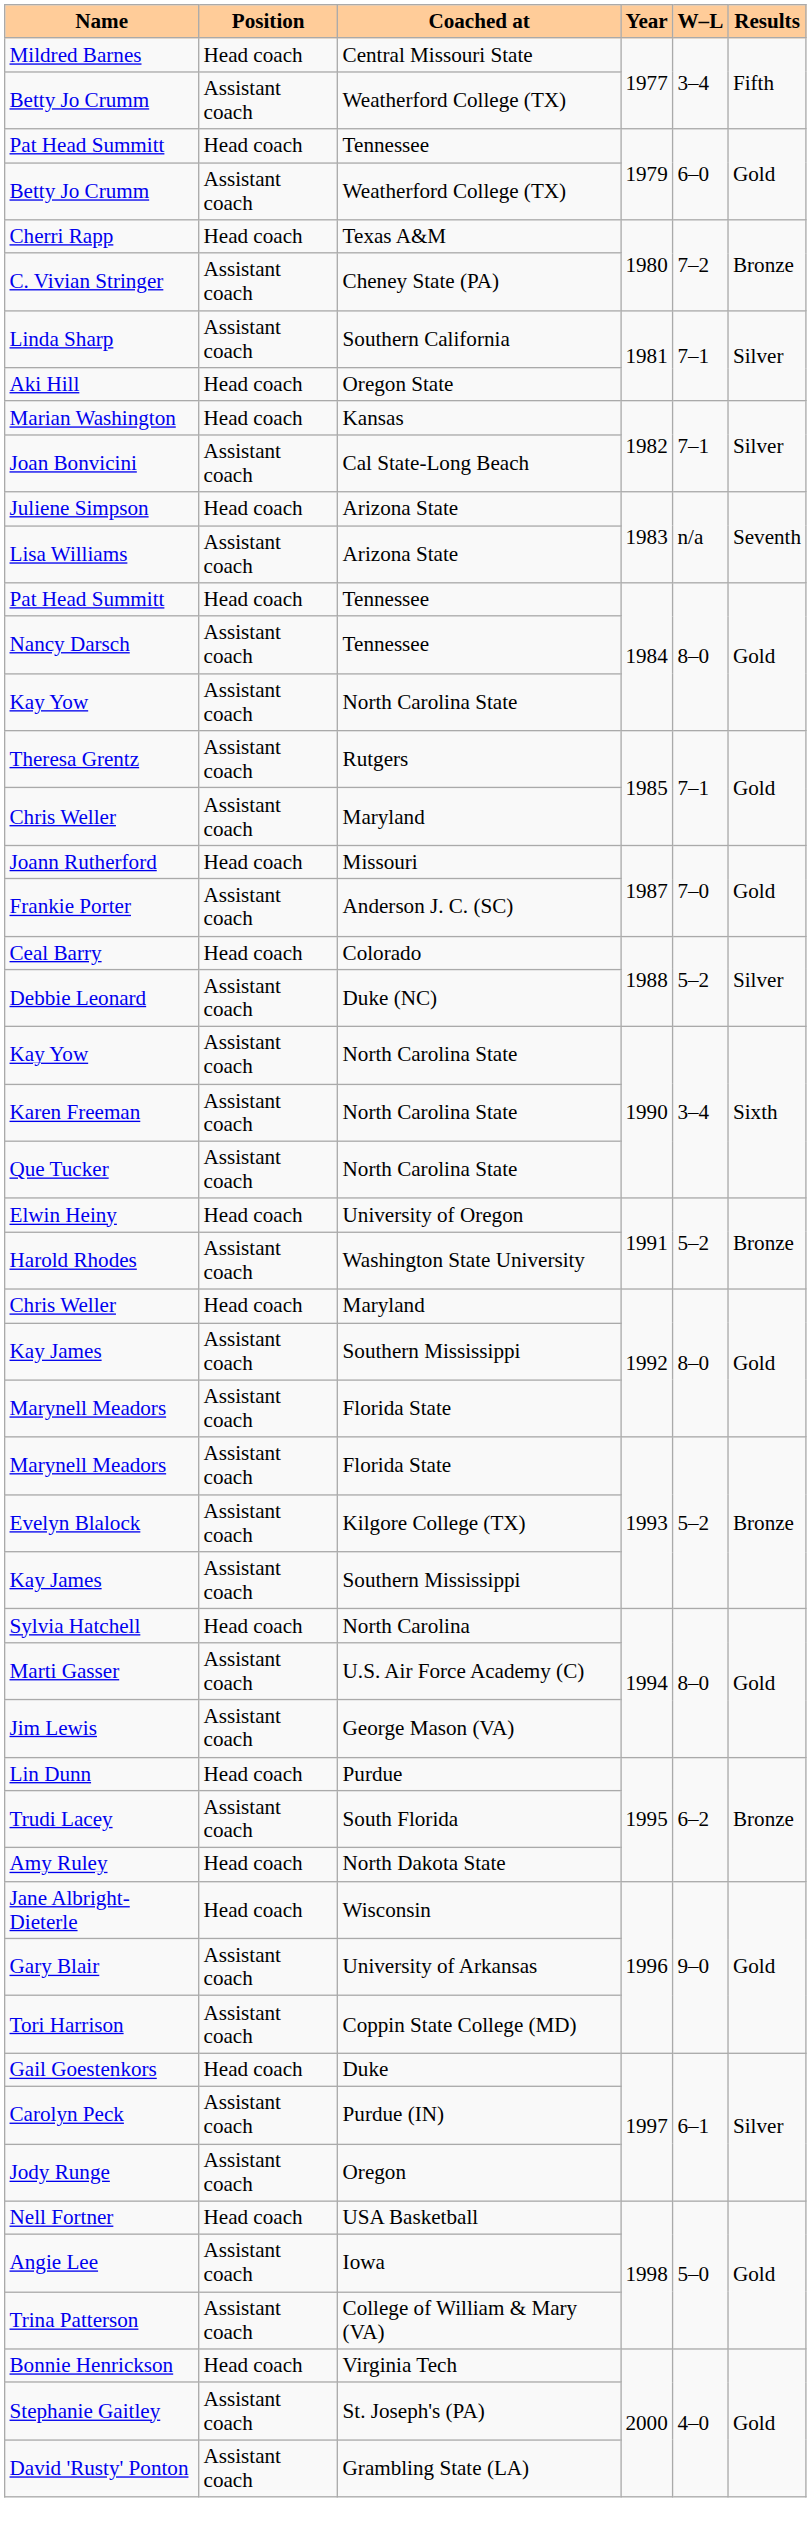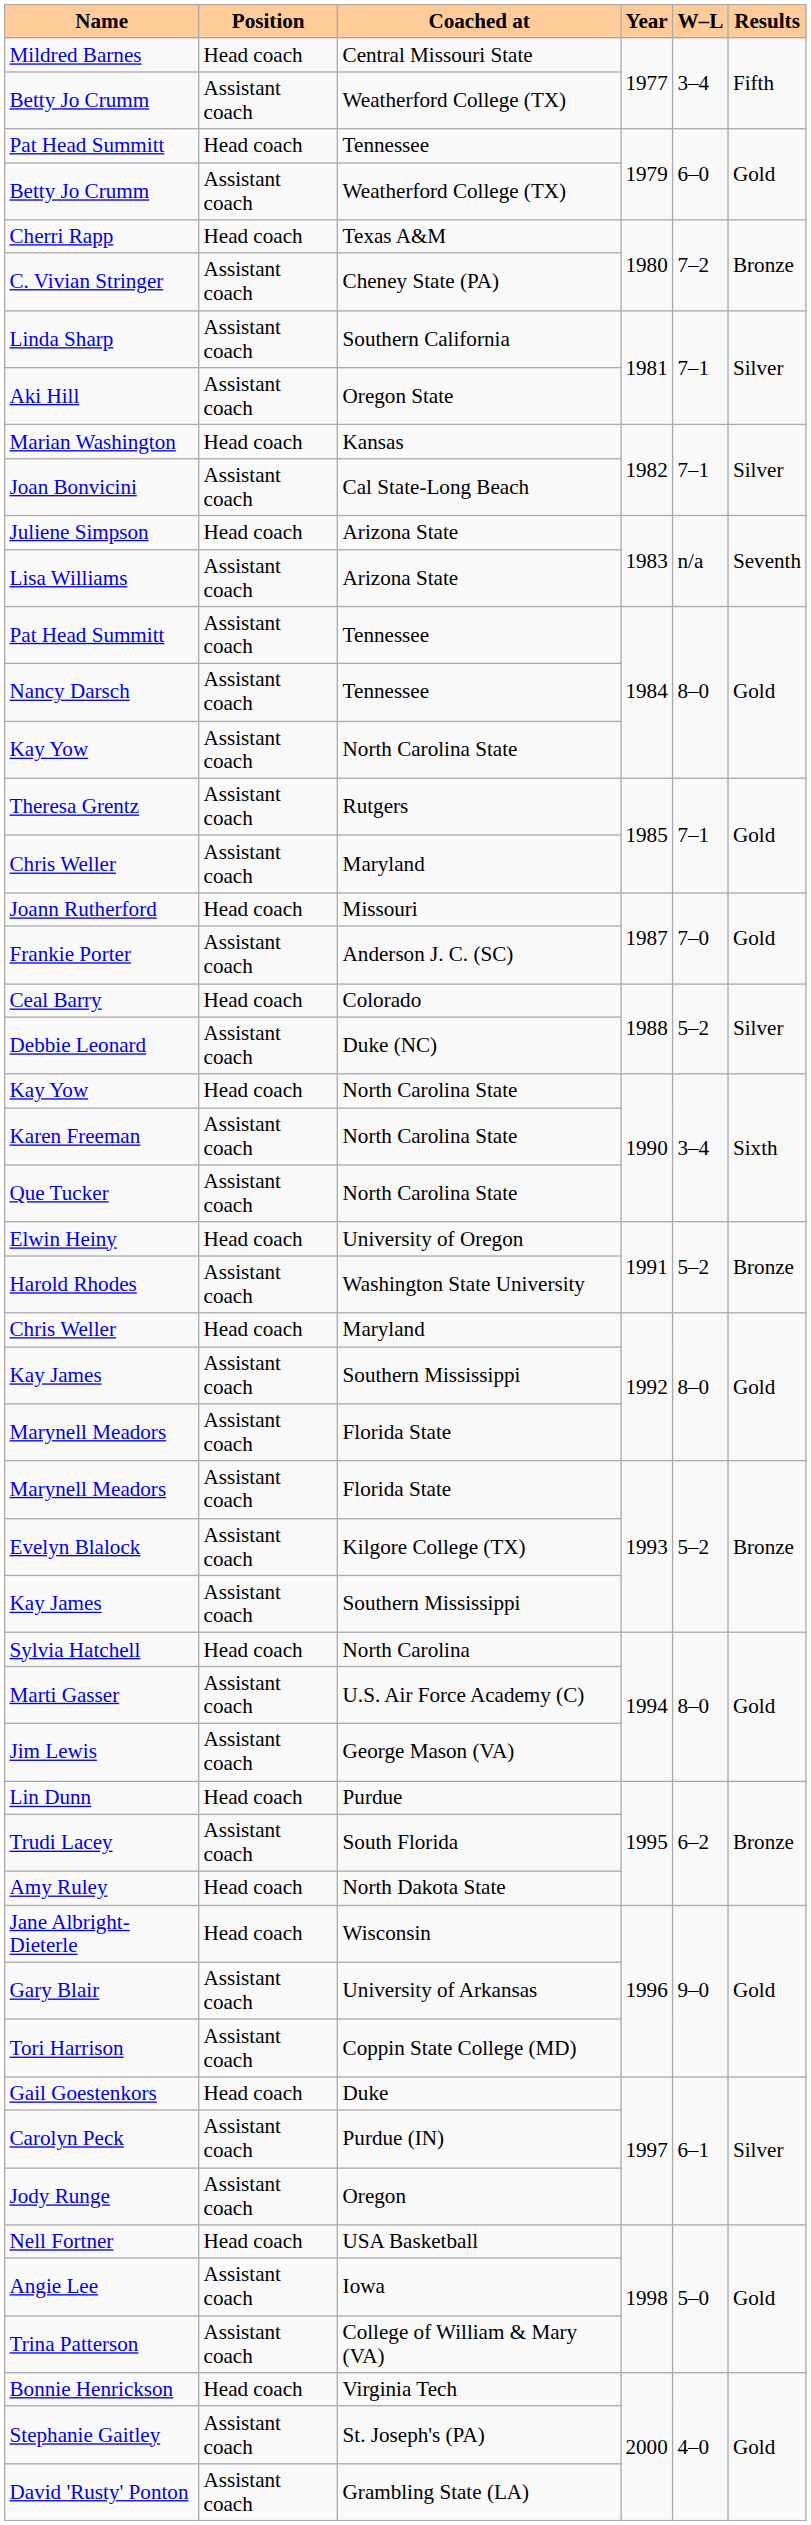(253, 384) Head coach -> (242, 396) Assistant coach
(253, 599) Head coach -> (242, 634) Assistant coach
(242, 1055) Assistant coach -> (253, 1090) Head coach
